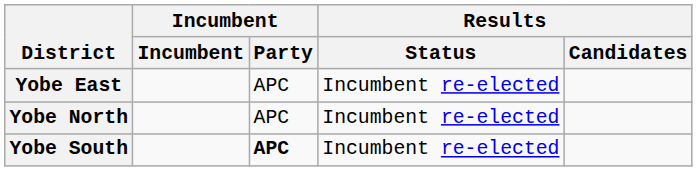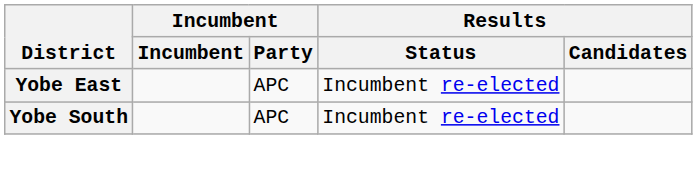- row: (69, 117)
(271, 150) bold -> (271, 117) normal
